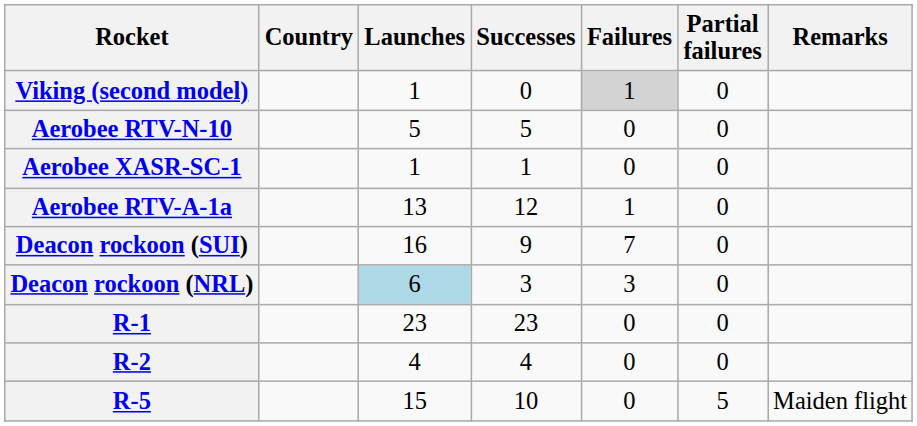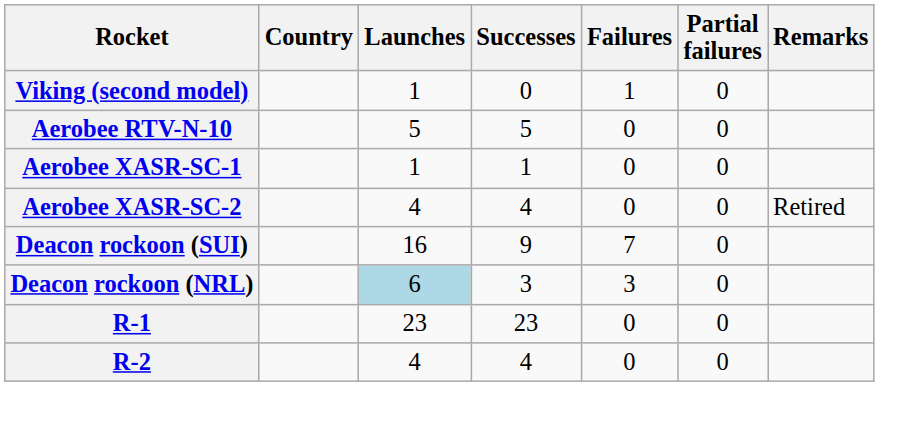(629, 90) lightgrey background -> (629, 90) no background
+ row: (132, 206)
- row: (132, 206)
- row: (132, 400)
